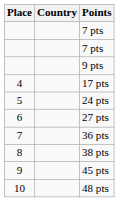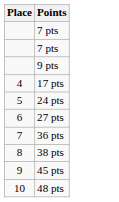- column: (57, 13)
